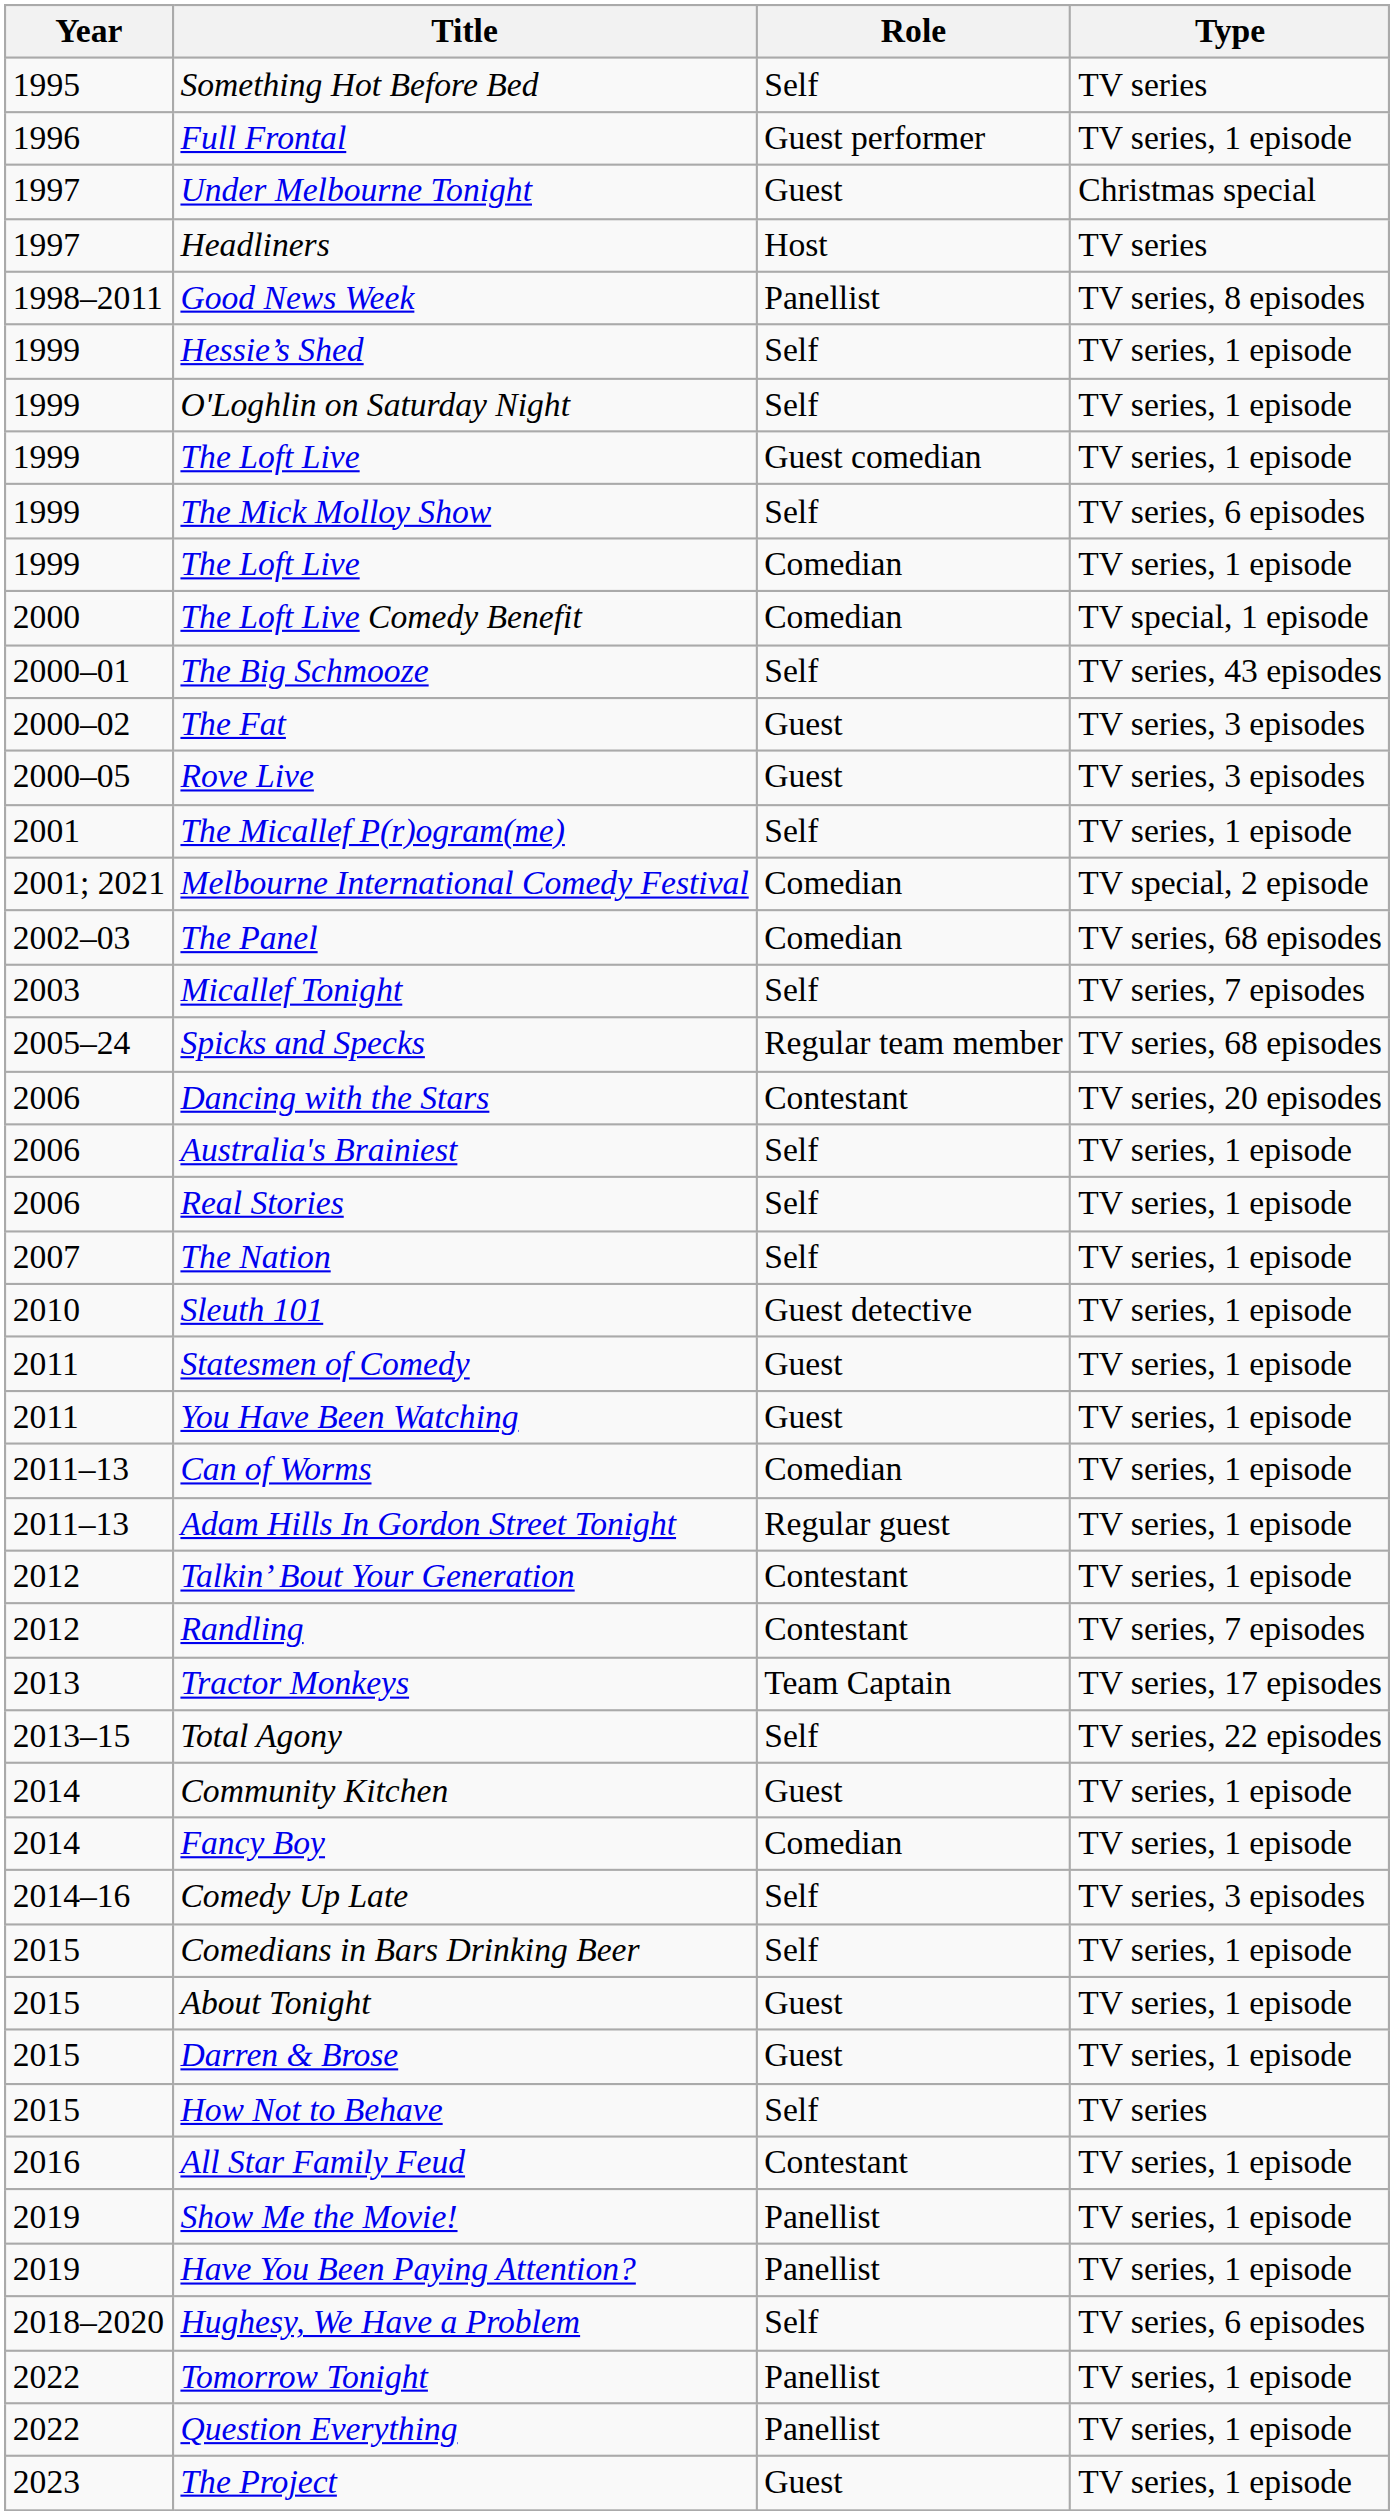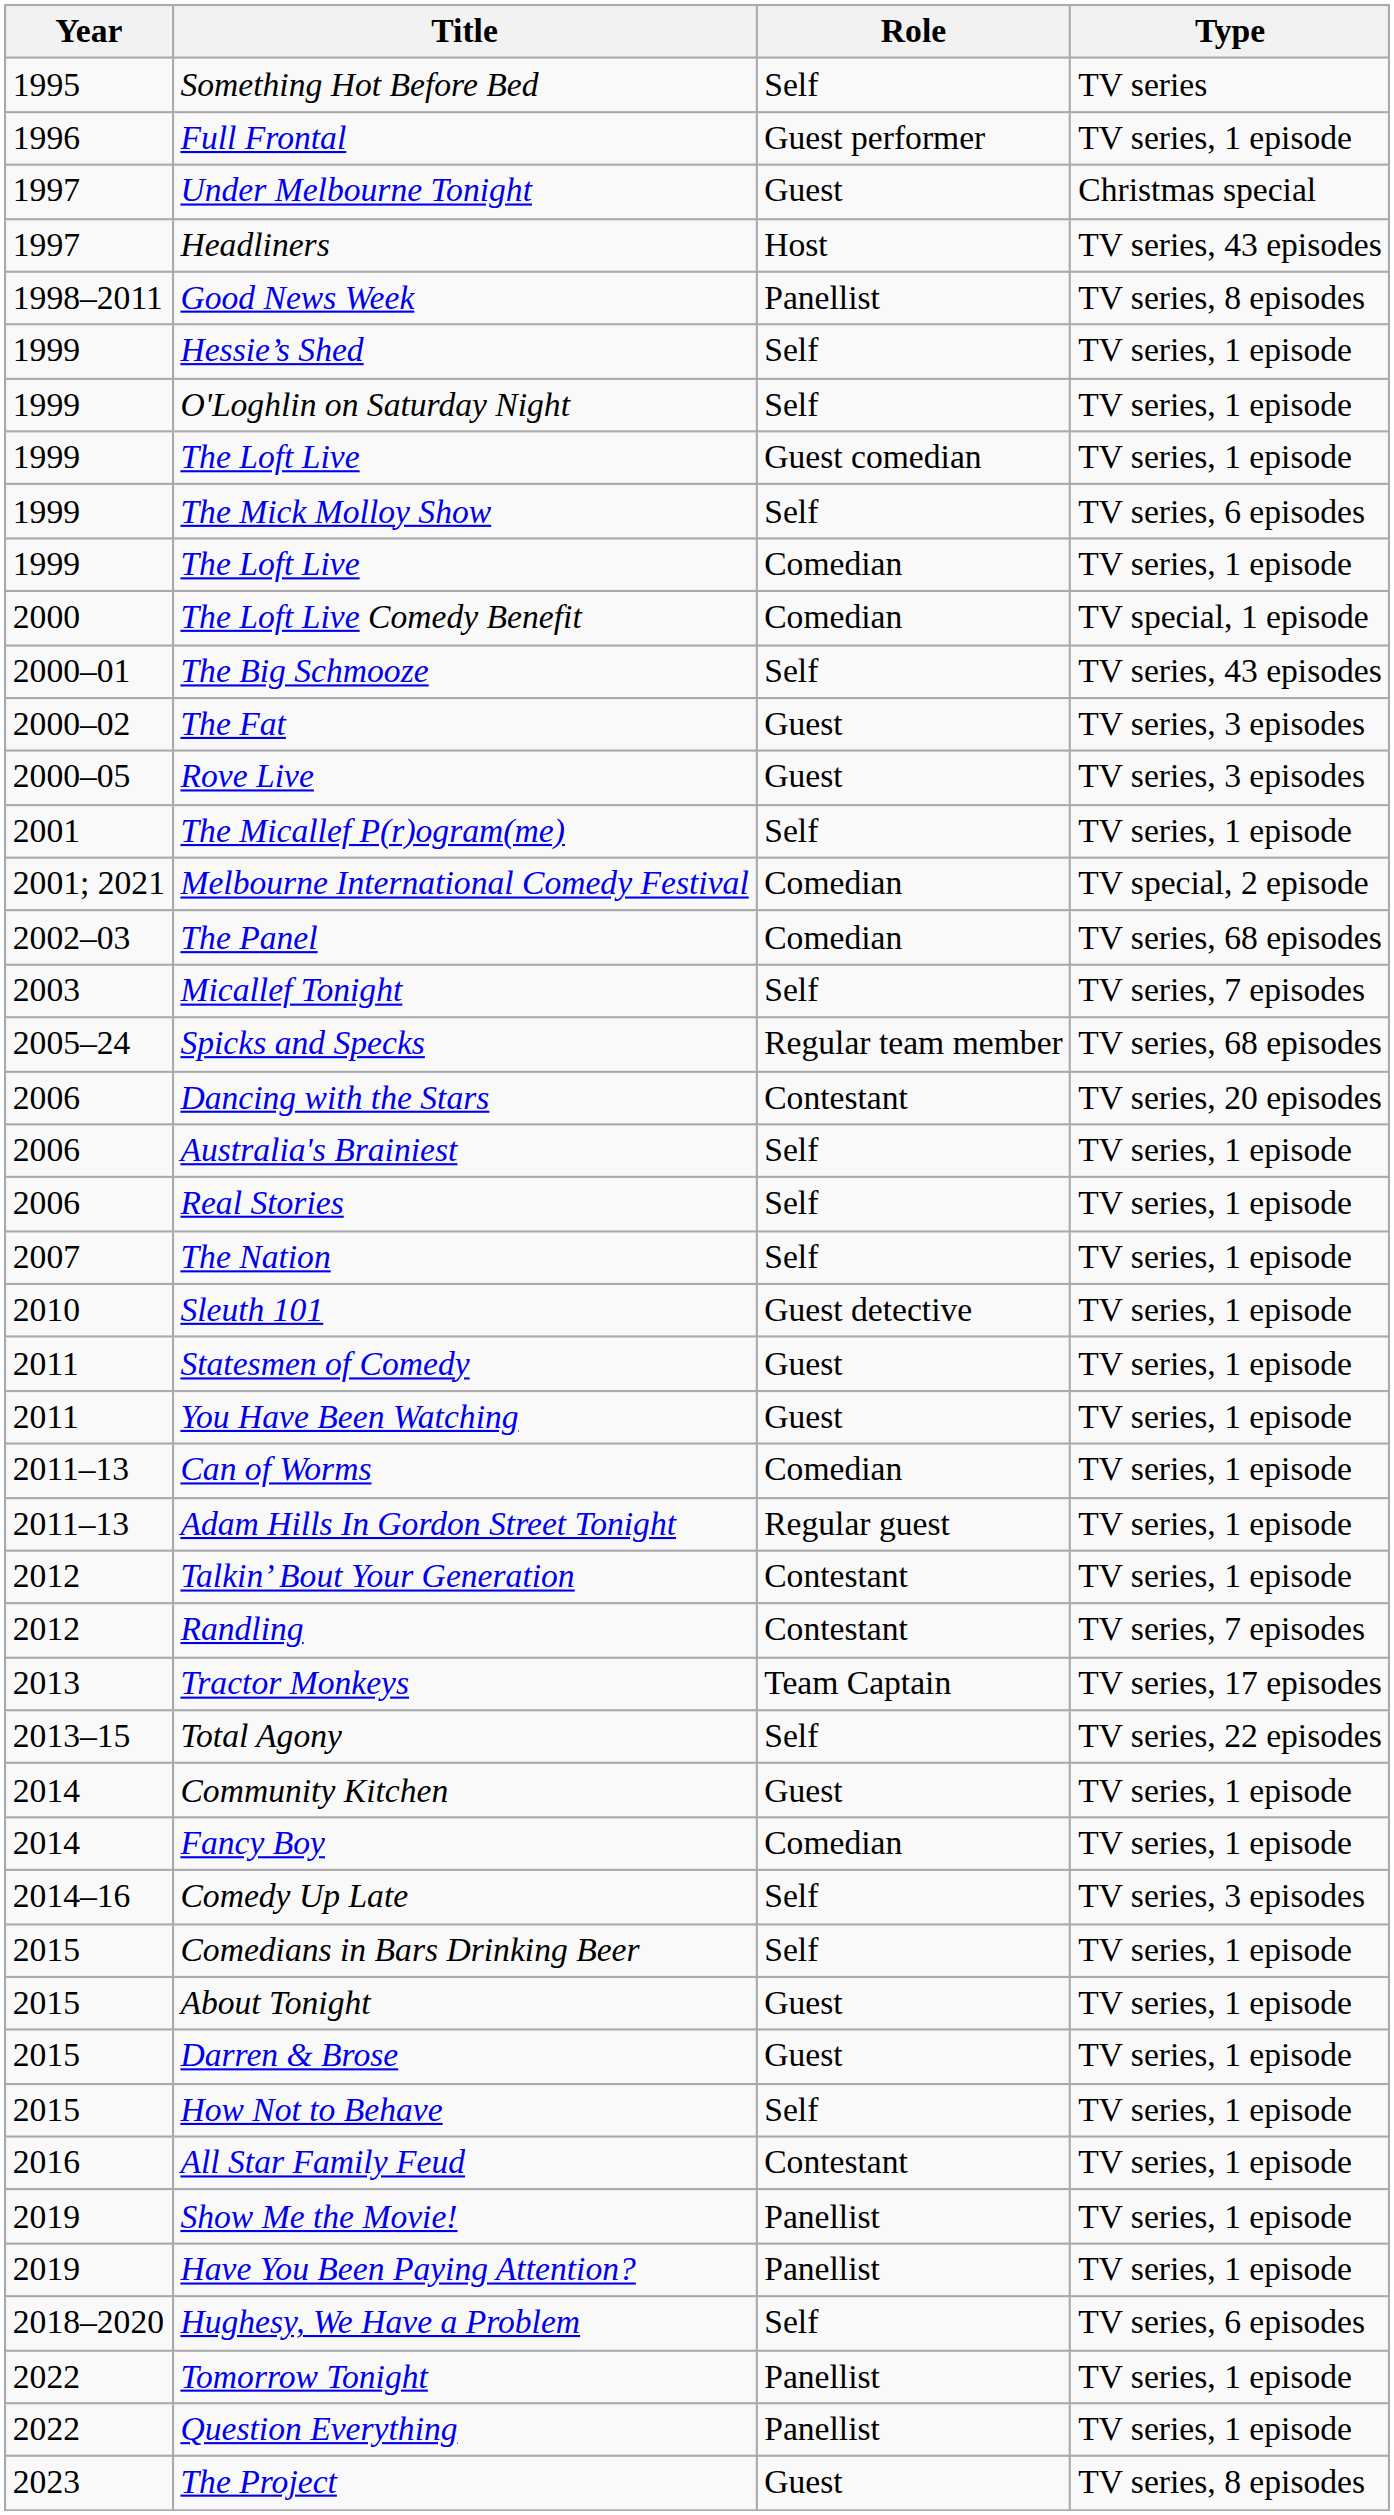(1143, 244) TV series -> (1230, 244) TV series, 43 episodes
(1143, 2109) TV series -> (1215, 2109) TV series, 1 episode
(1215, 2482) TV series, 1 episode -> (1222, 2482) TV series, 8 episodes
